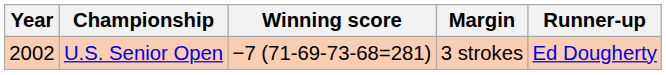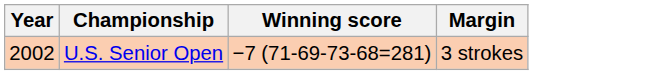- column: (595, 20)
